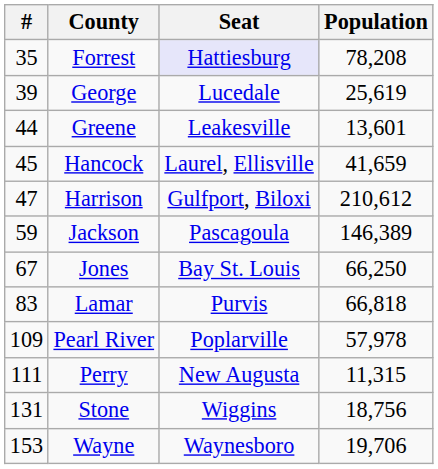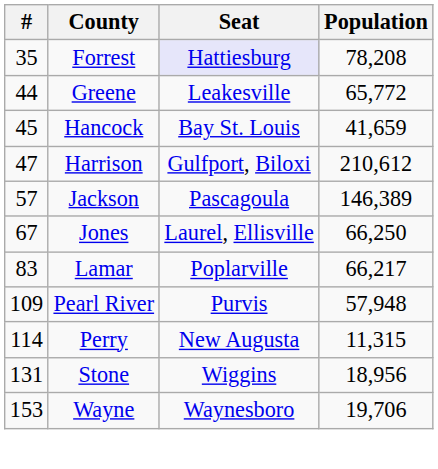- row: (104, 92)
(376, 127) 13,601 -> (376, 92) 65,772
(239, 163) Laurel, Ellisville -> (239, 127) Bay St. Louis
(27, 233) 59 -> (27, 198) 57
(239, 269) Bay St. Louis -> (239, 233) Laurel, Ellisville
(239, 304) Purvis -> (239, 269) Poplarville
(376, 304) 66,818 -> (376, 269) 66,217
(239, 339) Poplarville -> (239, 304) Purvis
(376, 339) 57,978 -> (376, 304) 57,948
(27, 374) 111 -> (27, 339) 114
(376, 410) 18,756 -> (376, 374) 18,956
